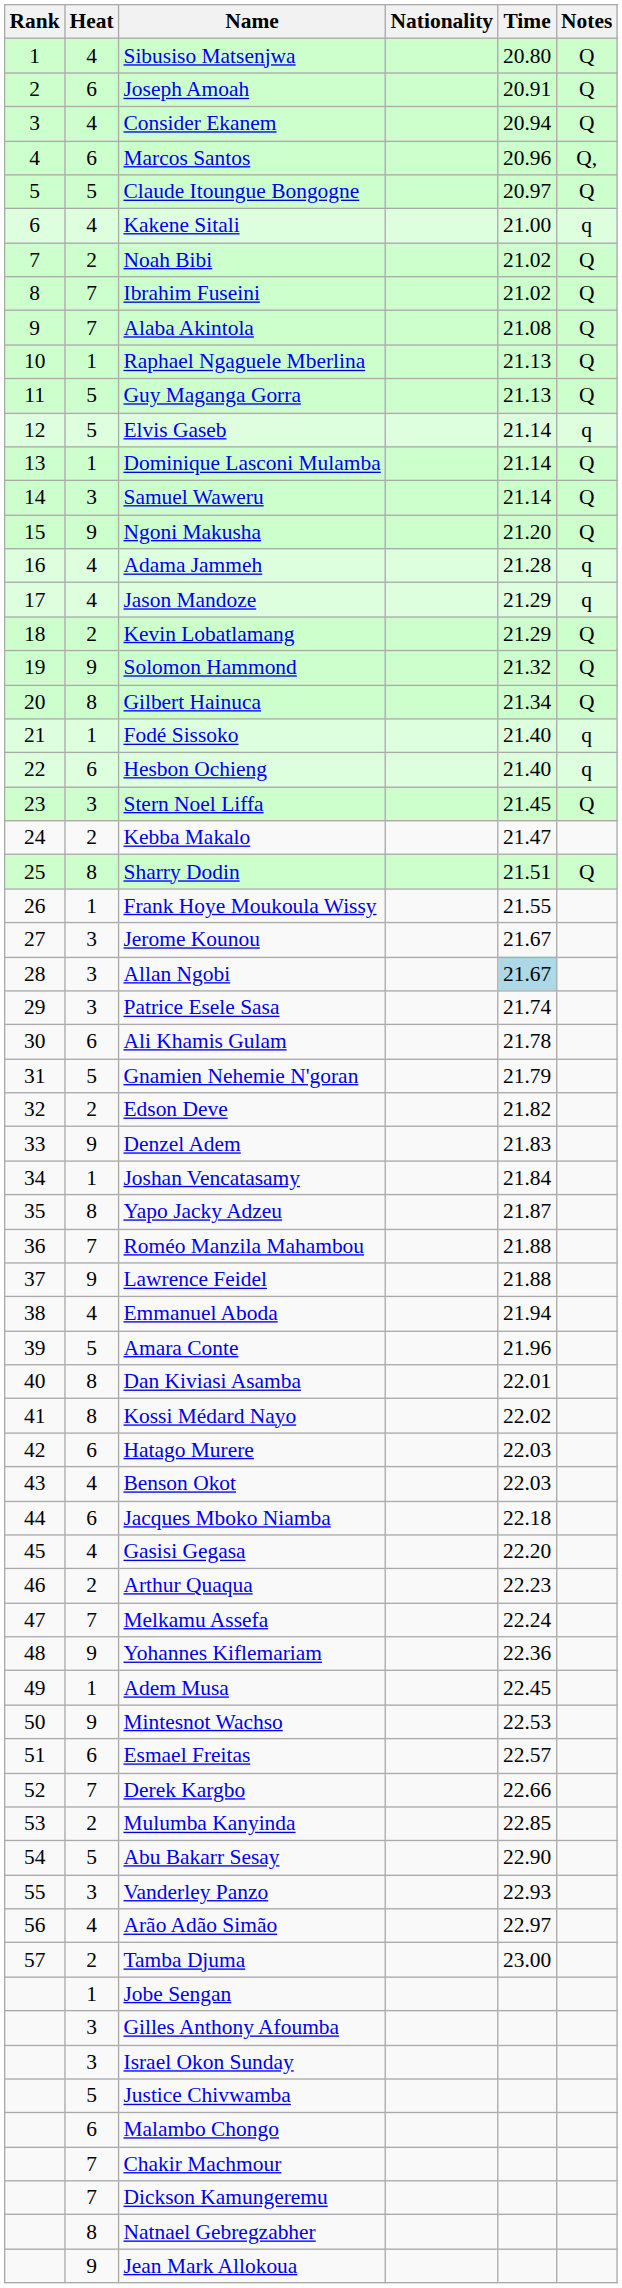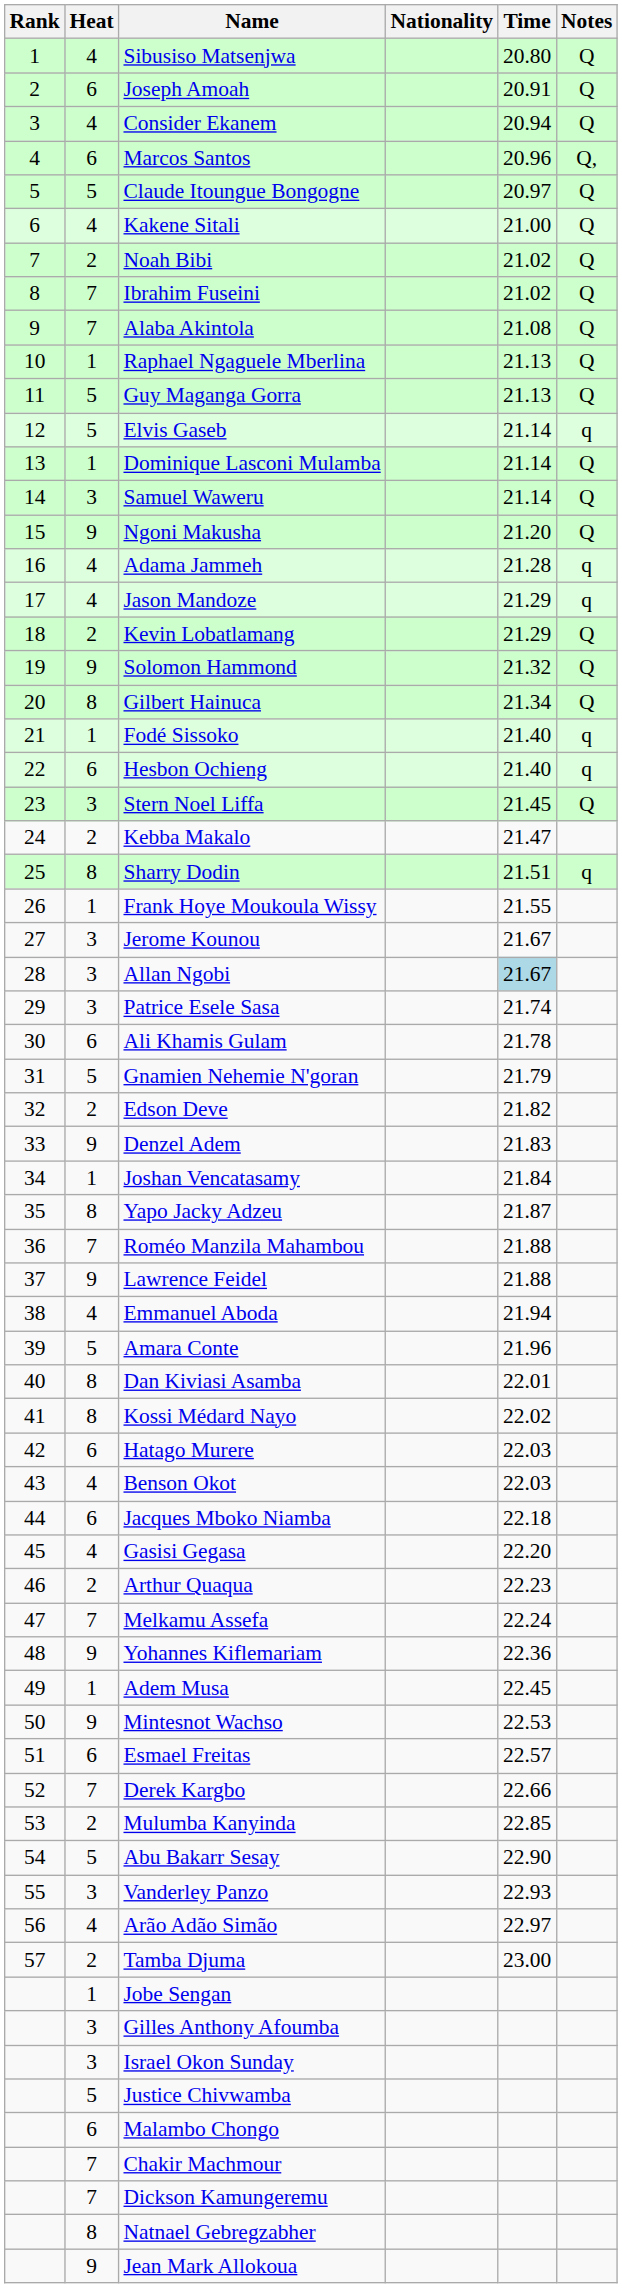(587, 225) q -> (587, 225) Q
(587, 871) Q -> (587, 871) q
